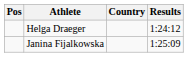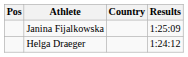rows swapped: (56, 28) <-> (65, 44)
